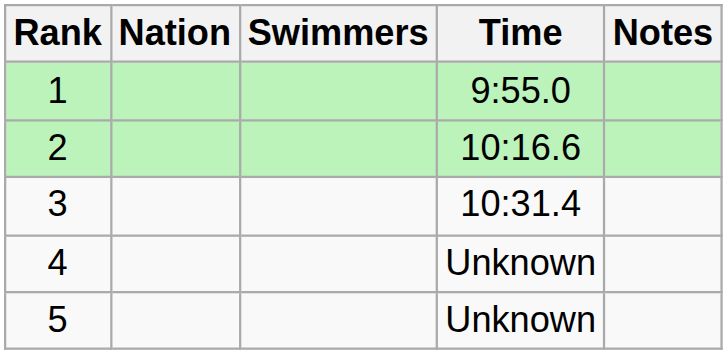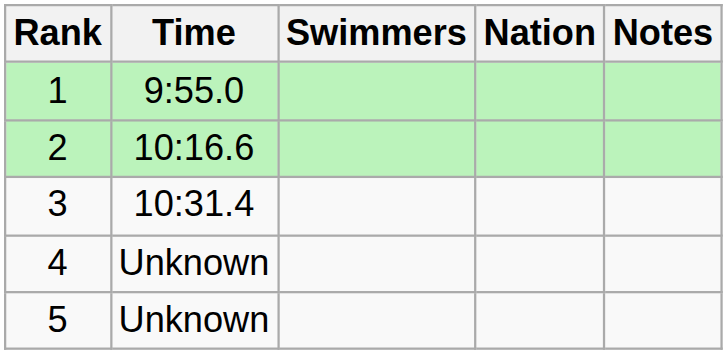columns swapped: (175, 33) <-> (521, 33)
